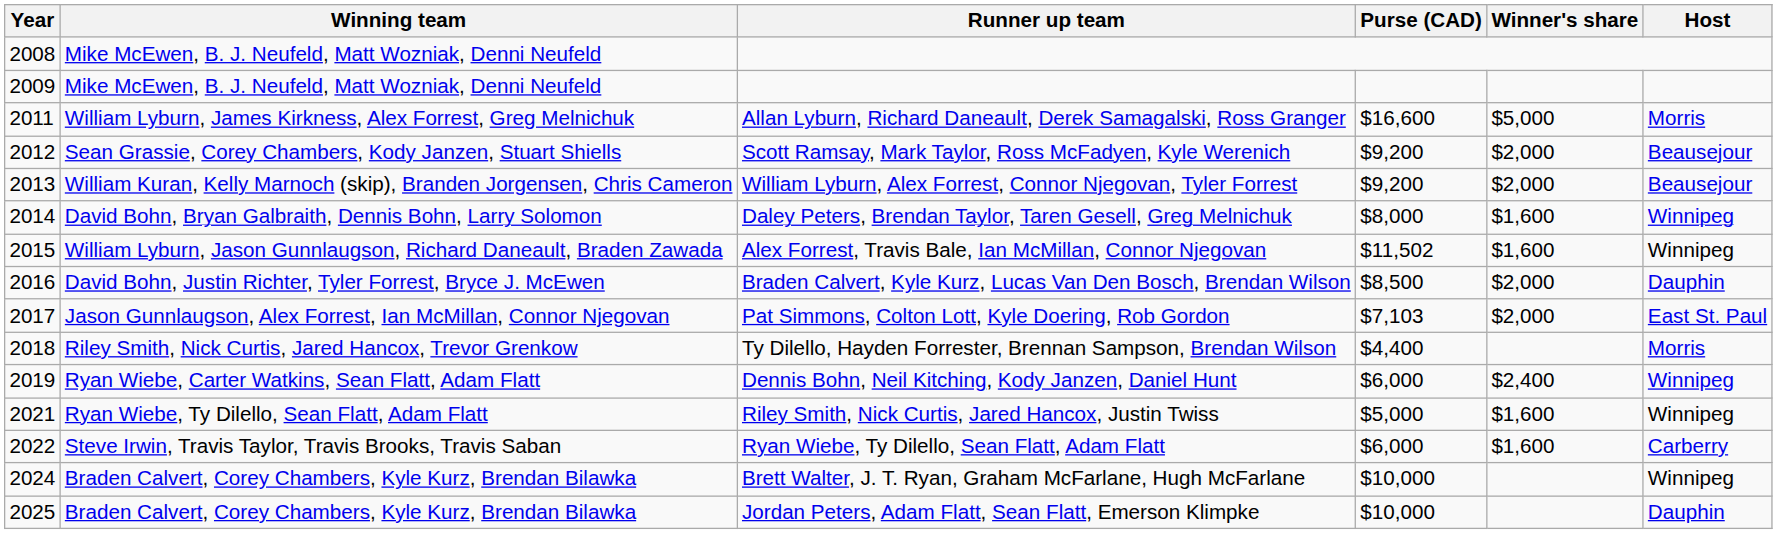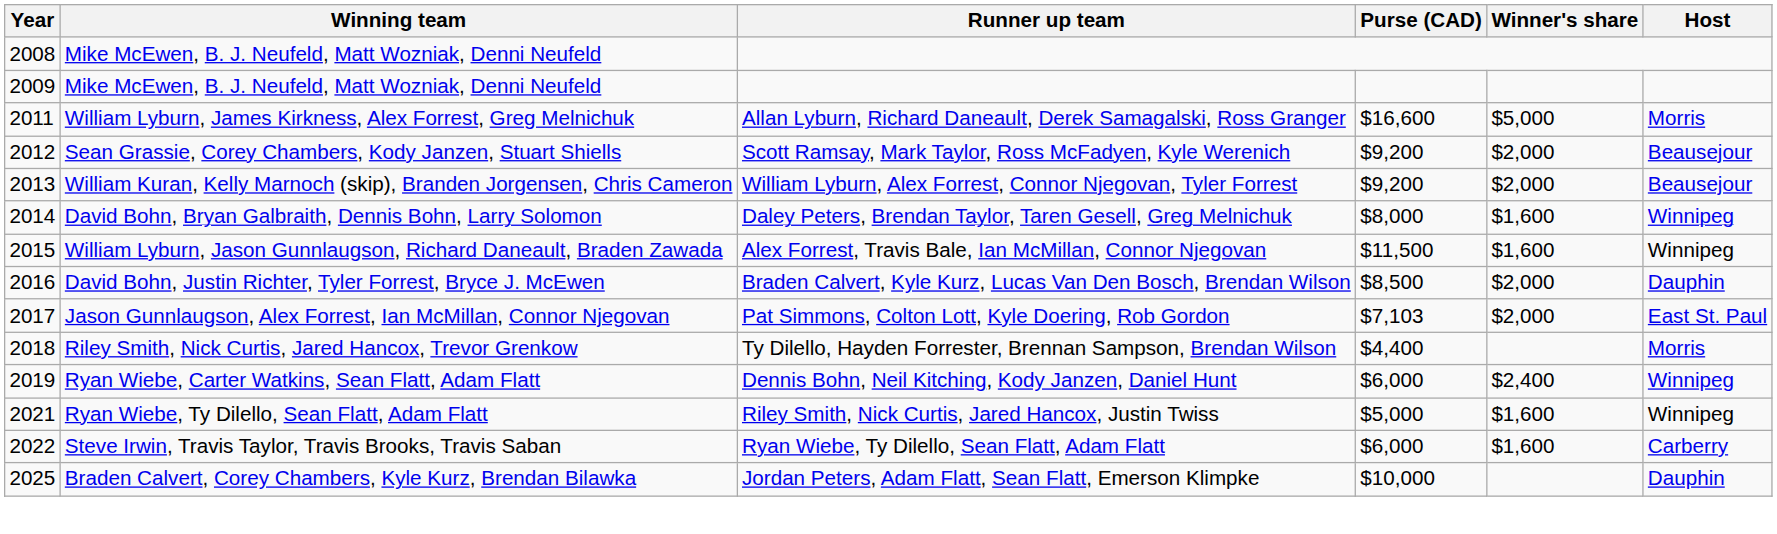(1397, 250) $11,502 -> (1397, 250) $11,500
- row: (32, 479)
